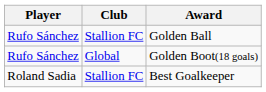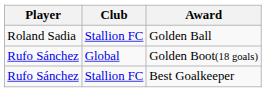(43, 35) Rufo Sánchez -> (42, 35) Roland Sadia
(42, 76) Roland Sadia -> (43, 76) Rufo Sánchez
